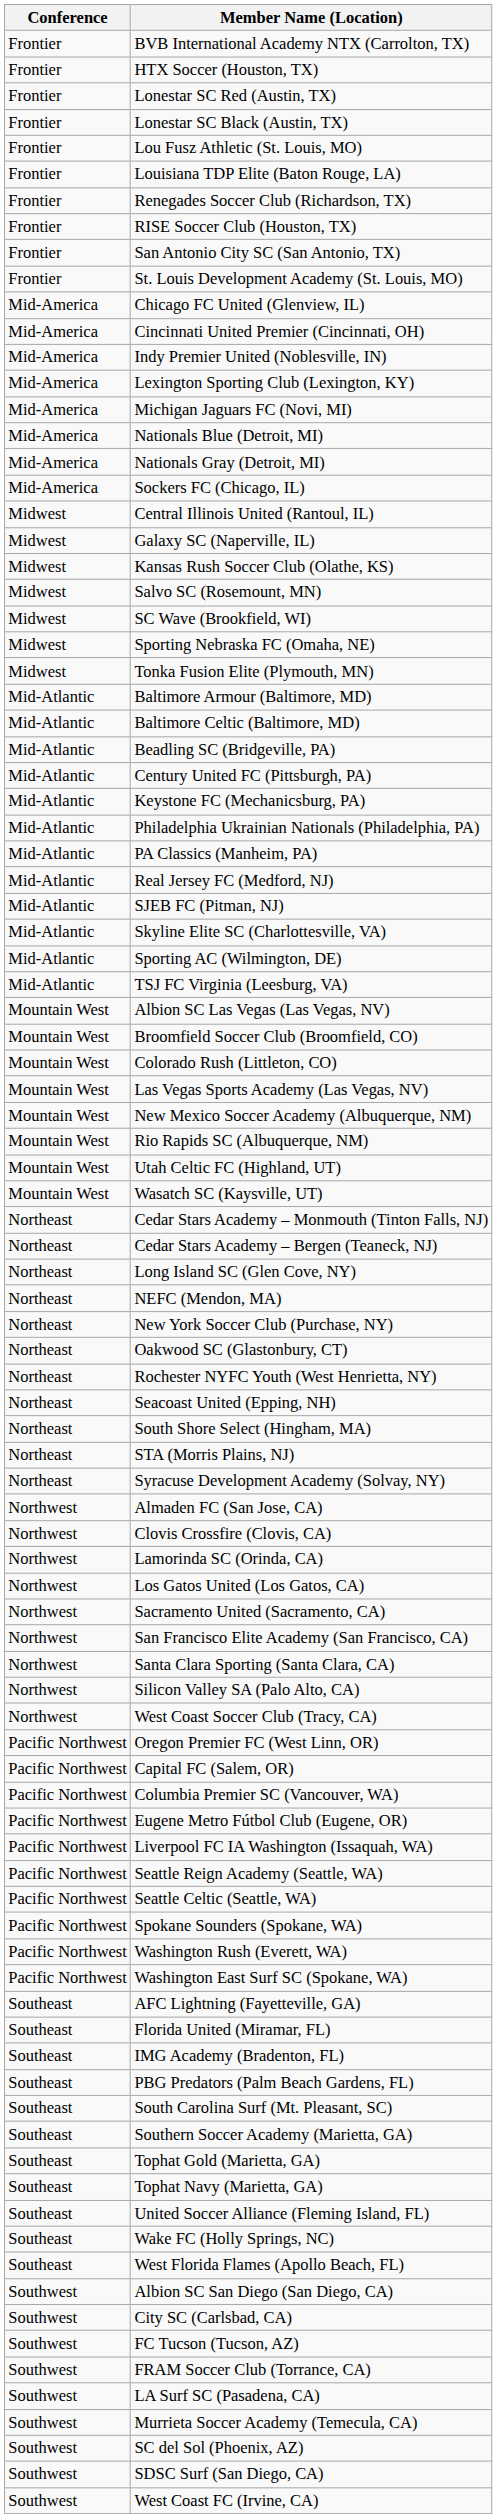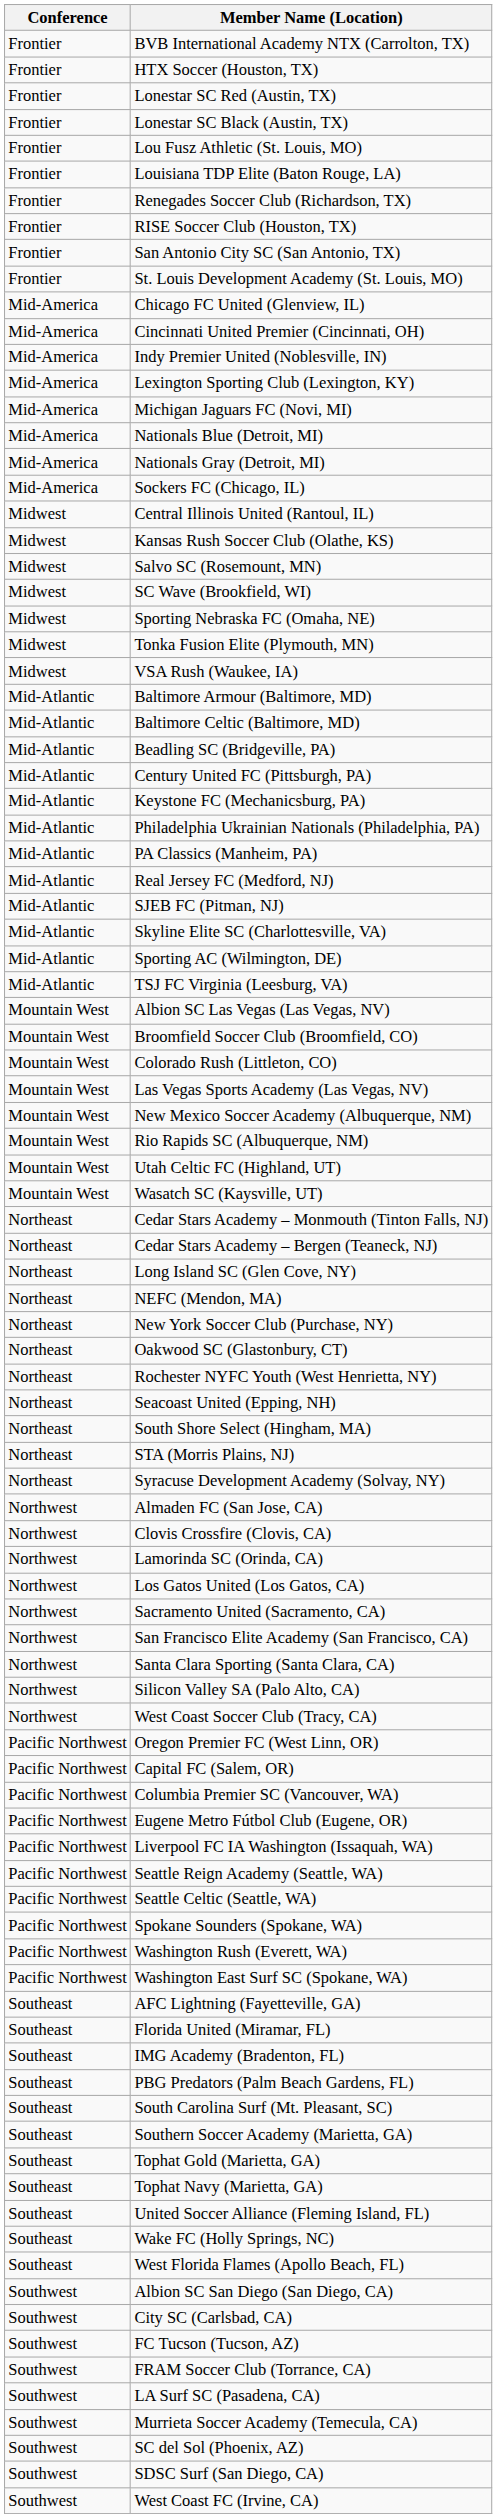- row: (225, 540)
+ row: (216, 670)
